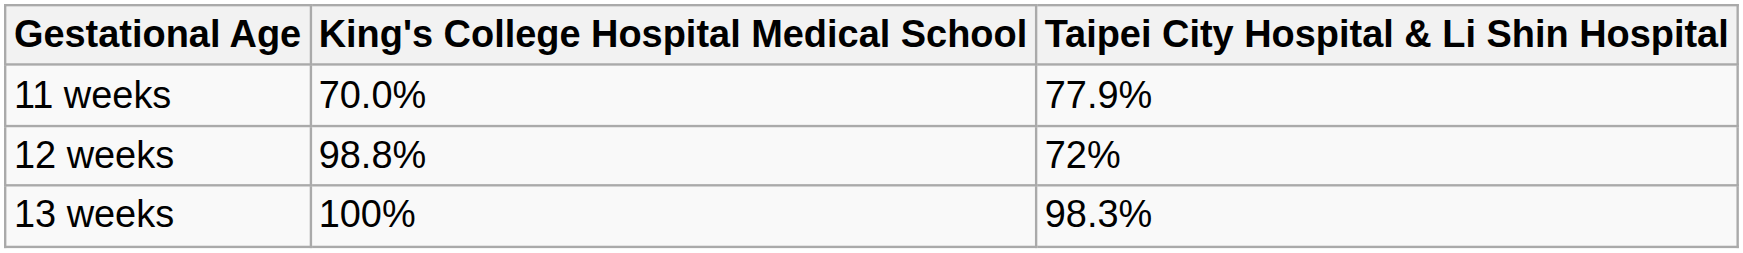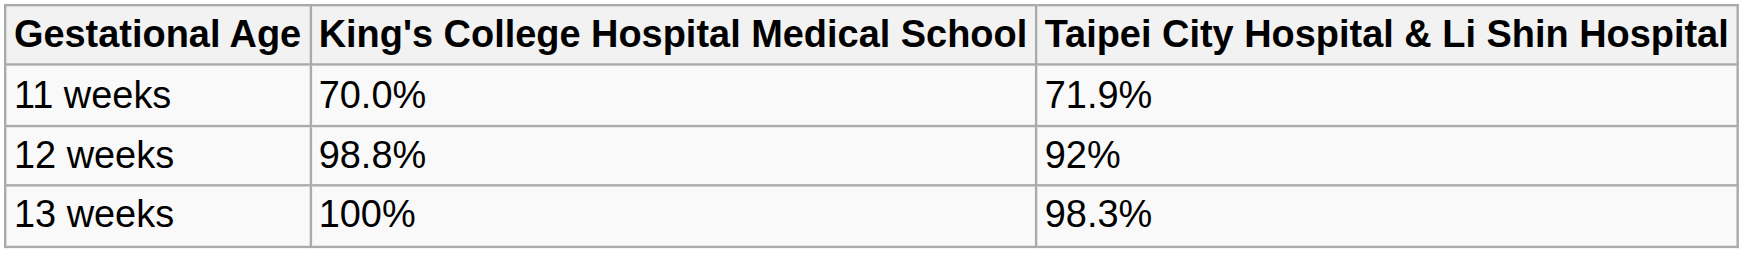(1098, 94) 77.9% -> (1098, 94) 71.9%
(1083, 154) 72% -> (1083, 154) 92%
